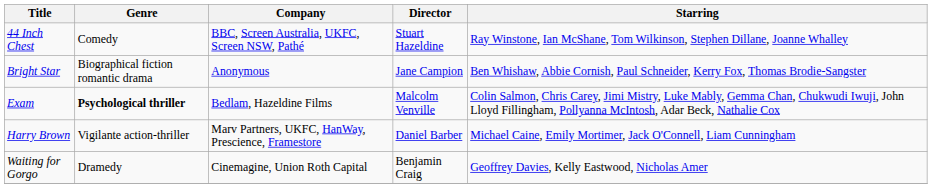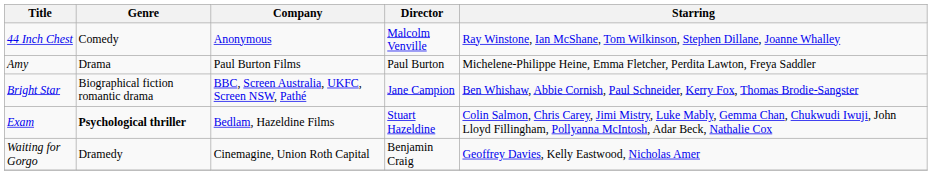(285, 39) BBC, Screen Australia, UKFC, Screen NSW, Pathé -> (243, 39) Anonymous
(420, 39) Stuart Hazeldine -> (409, 39) Malcolm Venville
+ row: (18, 64)
(240, 71) Anonymous -> (288, 90) BBC, Screen Australia, UKFC, Screen NSW, Pathé
(417, 103) Malcolm Venville -> (411, 122) Stuart Hazeldine
- row: (39, 135)
